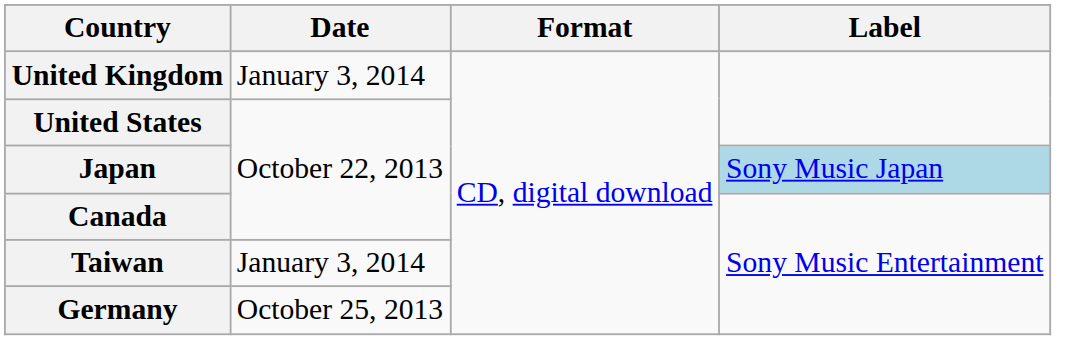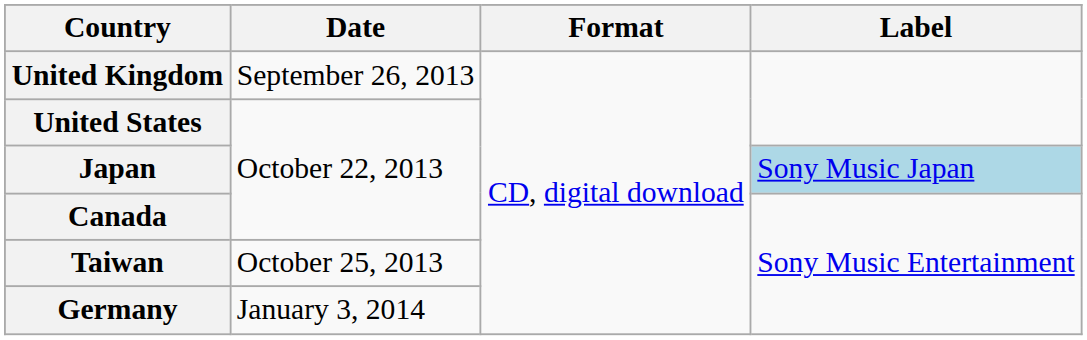(331, 74) January 3, 2014 -> (356, 74) September 26, 2013
(331, 262) January 3, 2014 -> (340, 262) October 25, 2013
(340, 309) October 25, 2013 -> (331, 309) January 3, 2014
